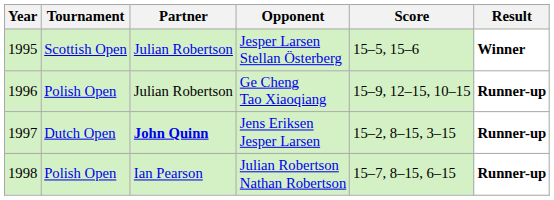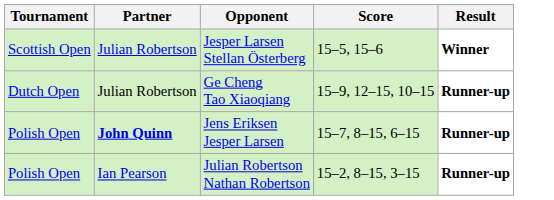- column: (23, 17)
(80, 91) Polish Open -> (44, 91) Dutch Open
(80, 133) Dutch Open -> (44, 133) Polish Open
(404, 133) 15–2, 8–15, 3–15 -> (368, 133) 15–7, 8–15, 6–15
(404, 174) 15–7, 8–15, 6–15 -> (368, 174) 15–2, 8–15, 3–15
